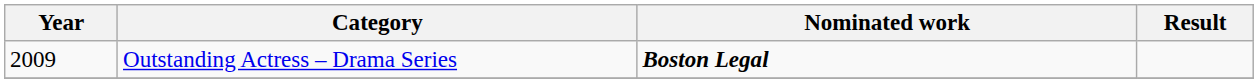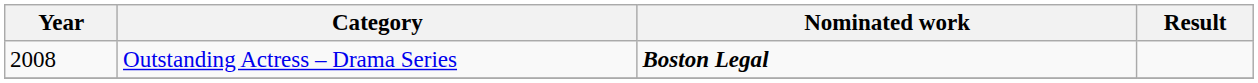(33, 59) 2009 -> (33, 59) 2008
